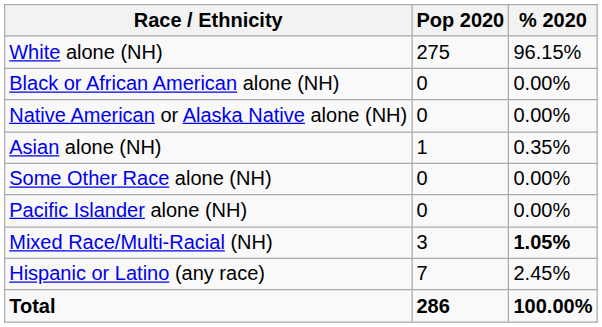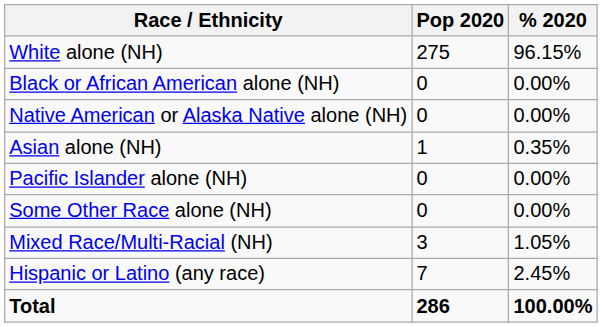rows swapped: (128, 210) <-> (140, 178)
(542, 242) bold -> (542, 242) normal
